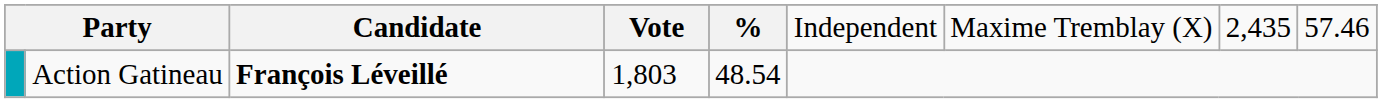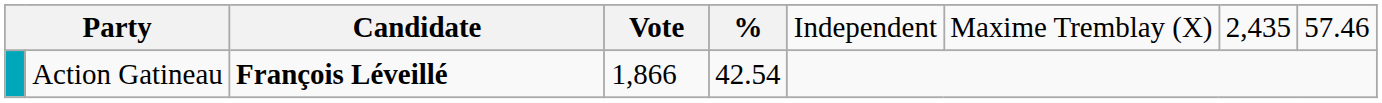(644, 73) 1,803 -> (644, 73) 1,866
(748, 73) 48.54 -> (748, 73) 42.54
